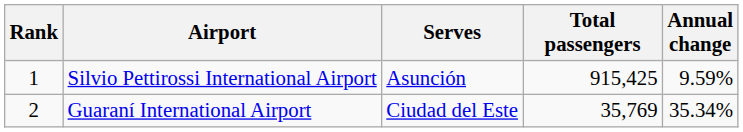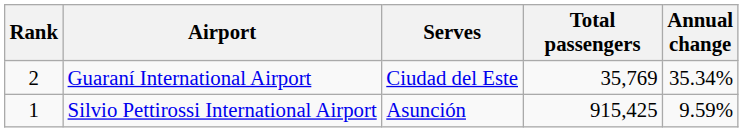rows swapped: (222, 77) <-> (189, 110)
